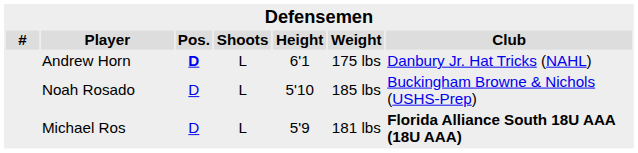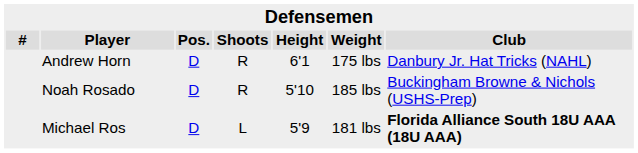(194, 61) bold -> (194, 61) normal
(243, 61) L -> (243, 61) R
(243, 90) L -> (243, 90) R
